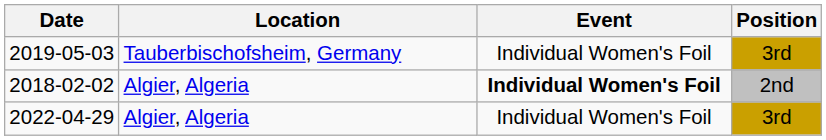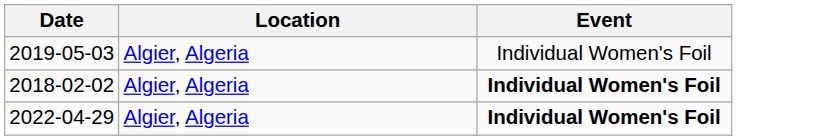- column: (777, 20)
(262, 53) Tauberbischofsheim, Germany -> (186, 53) Algier, Algeria
(604, 118) normal -> (604, 118) bold
